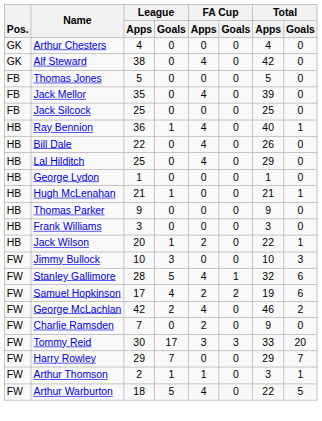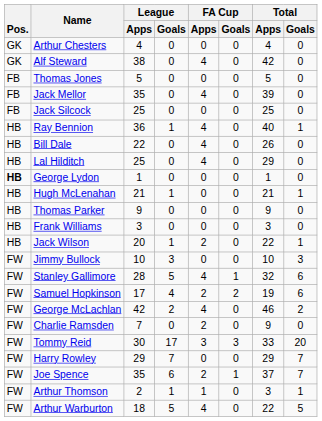(14, 177) normal -> (14, 177) bold
+ row: (61, 375)
